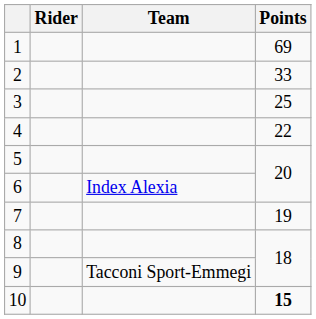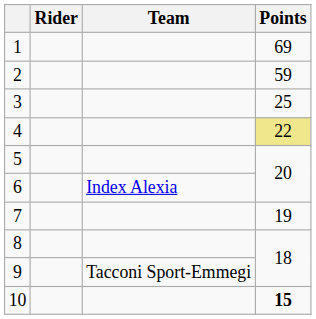(283, 74) 33 -> (283, 74) 59
(283, 131) no background -> (283, 131) khaki background
